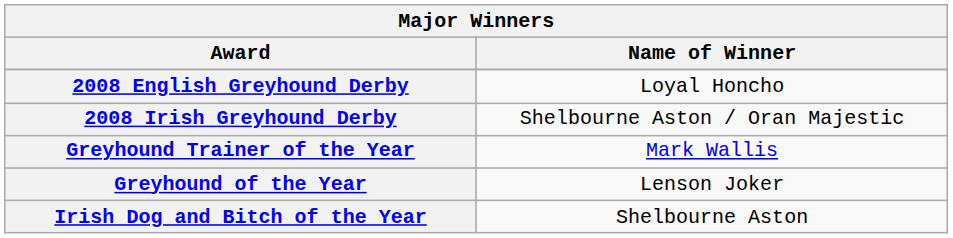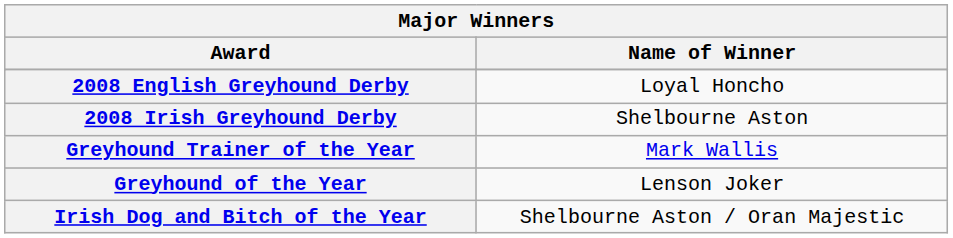(712, 119) Shelbourne Aston / Oran Majestic -> (712, 119) Shelbourne Aston
(712, 217) Shelbourne Aston -> (712, 217) Shelbourne Aston / Oran Majestic
